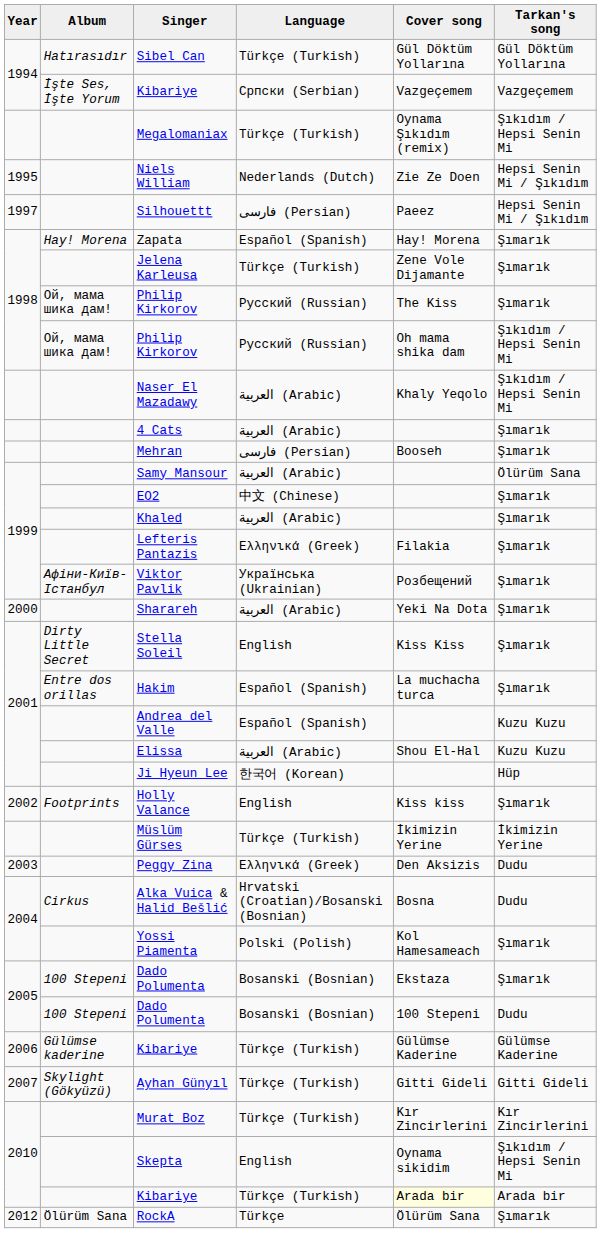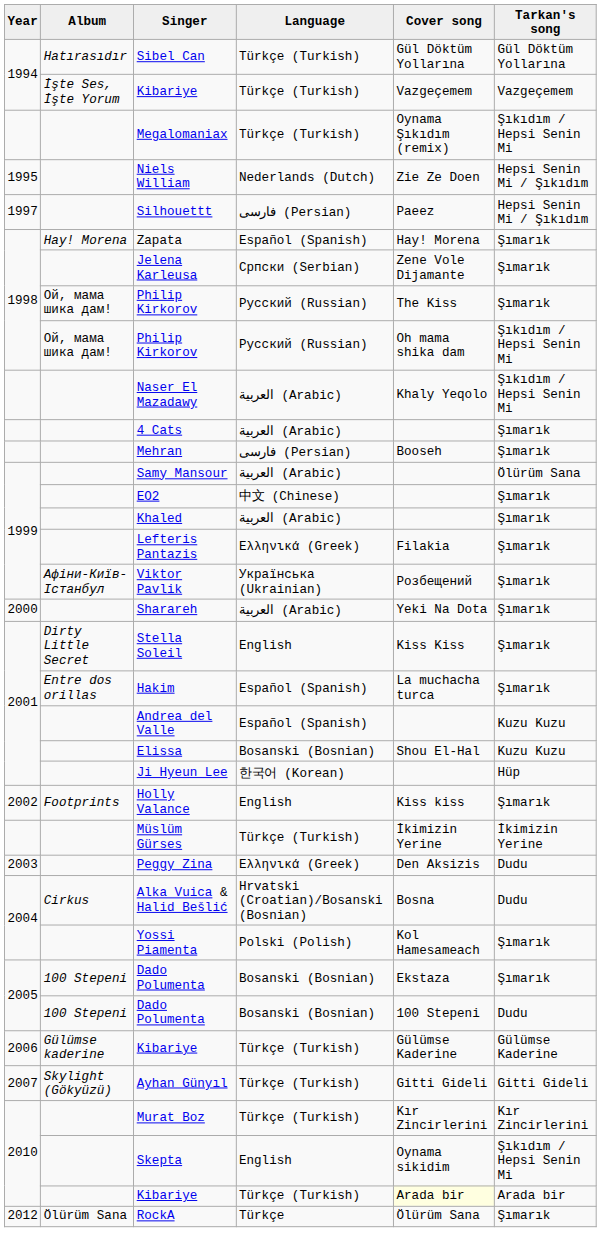(299, 92) Српски (Serbian) -> (299, 92) Türkçe (Turkish)
(299, 268) Türkçe (Turkish) -> (299, 268) Српски (Serbian)
(290, 752) العربية (Arabic) -> (307, 751) Bosanski (Bosnian)
